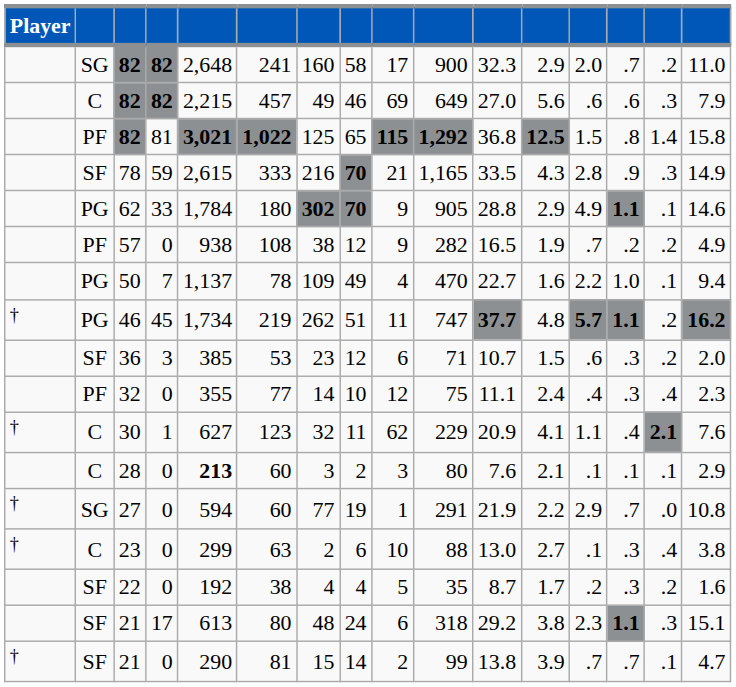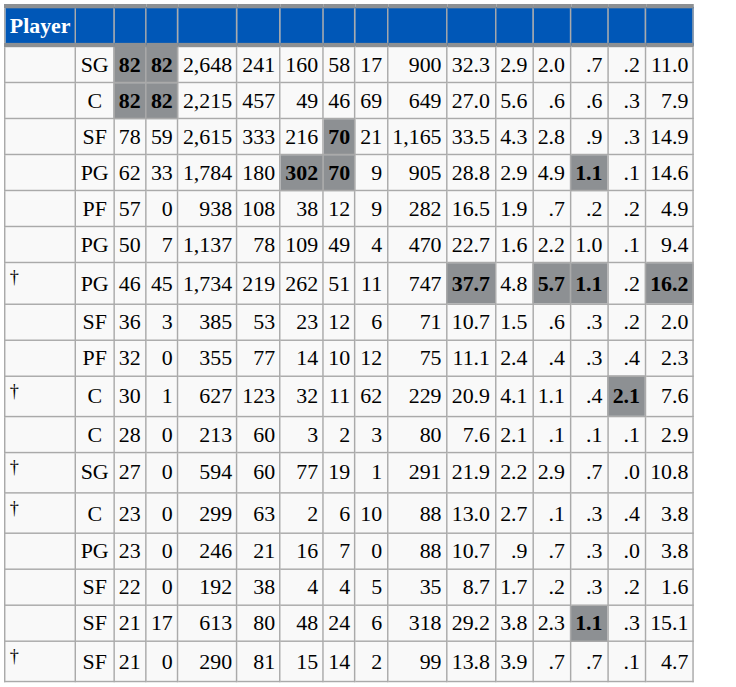- row: (95, 136)
(216, 470) bold -> (216, 434) normal
+ row: (95, 551)
